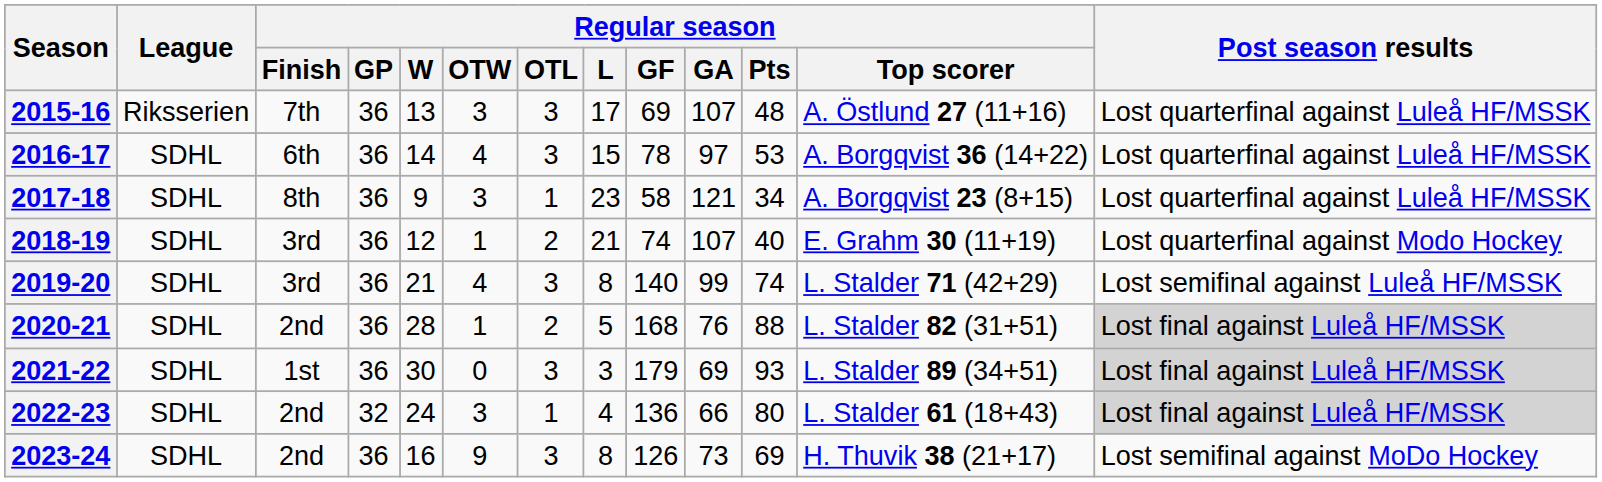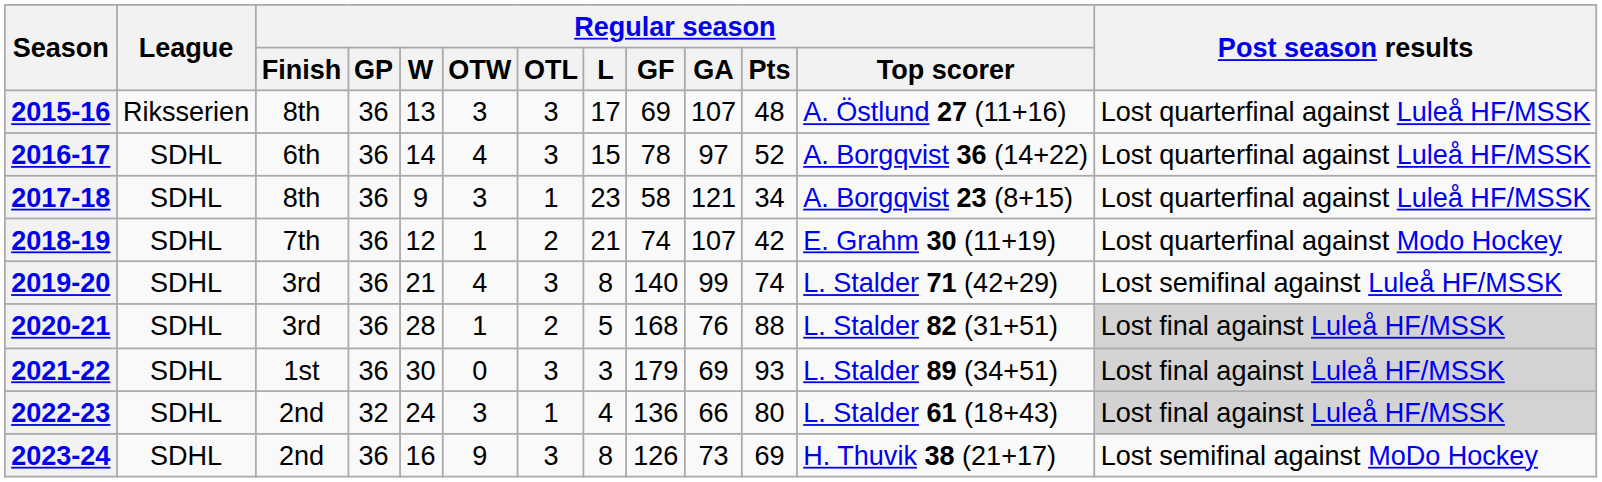(302, 112) 7th -> (302, 112) 8th
(770, 155) 53 -> (770, 155) 52
(302, 241) 3rd -> (302, 241) 7th
(770, 241) 40 -> (770, 241) 42
(302, 326) 2nd -> (302, 326) 3rd
